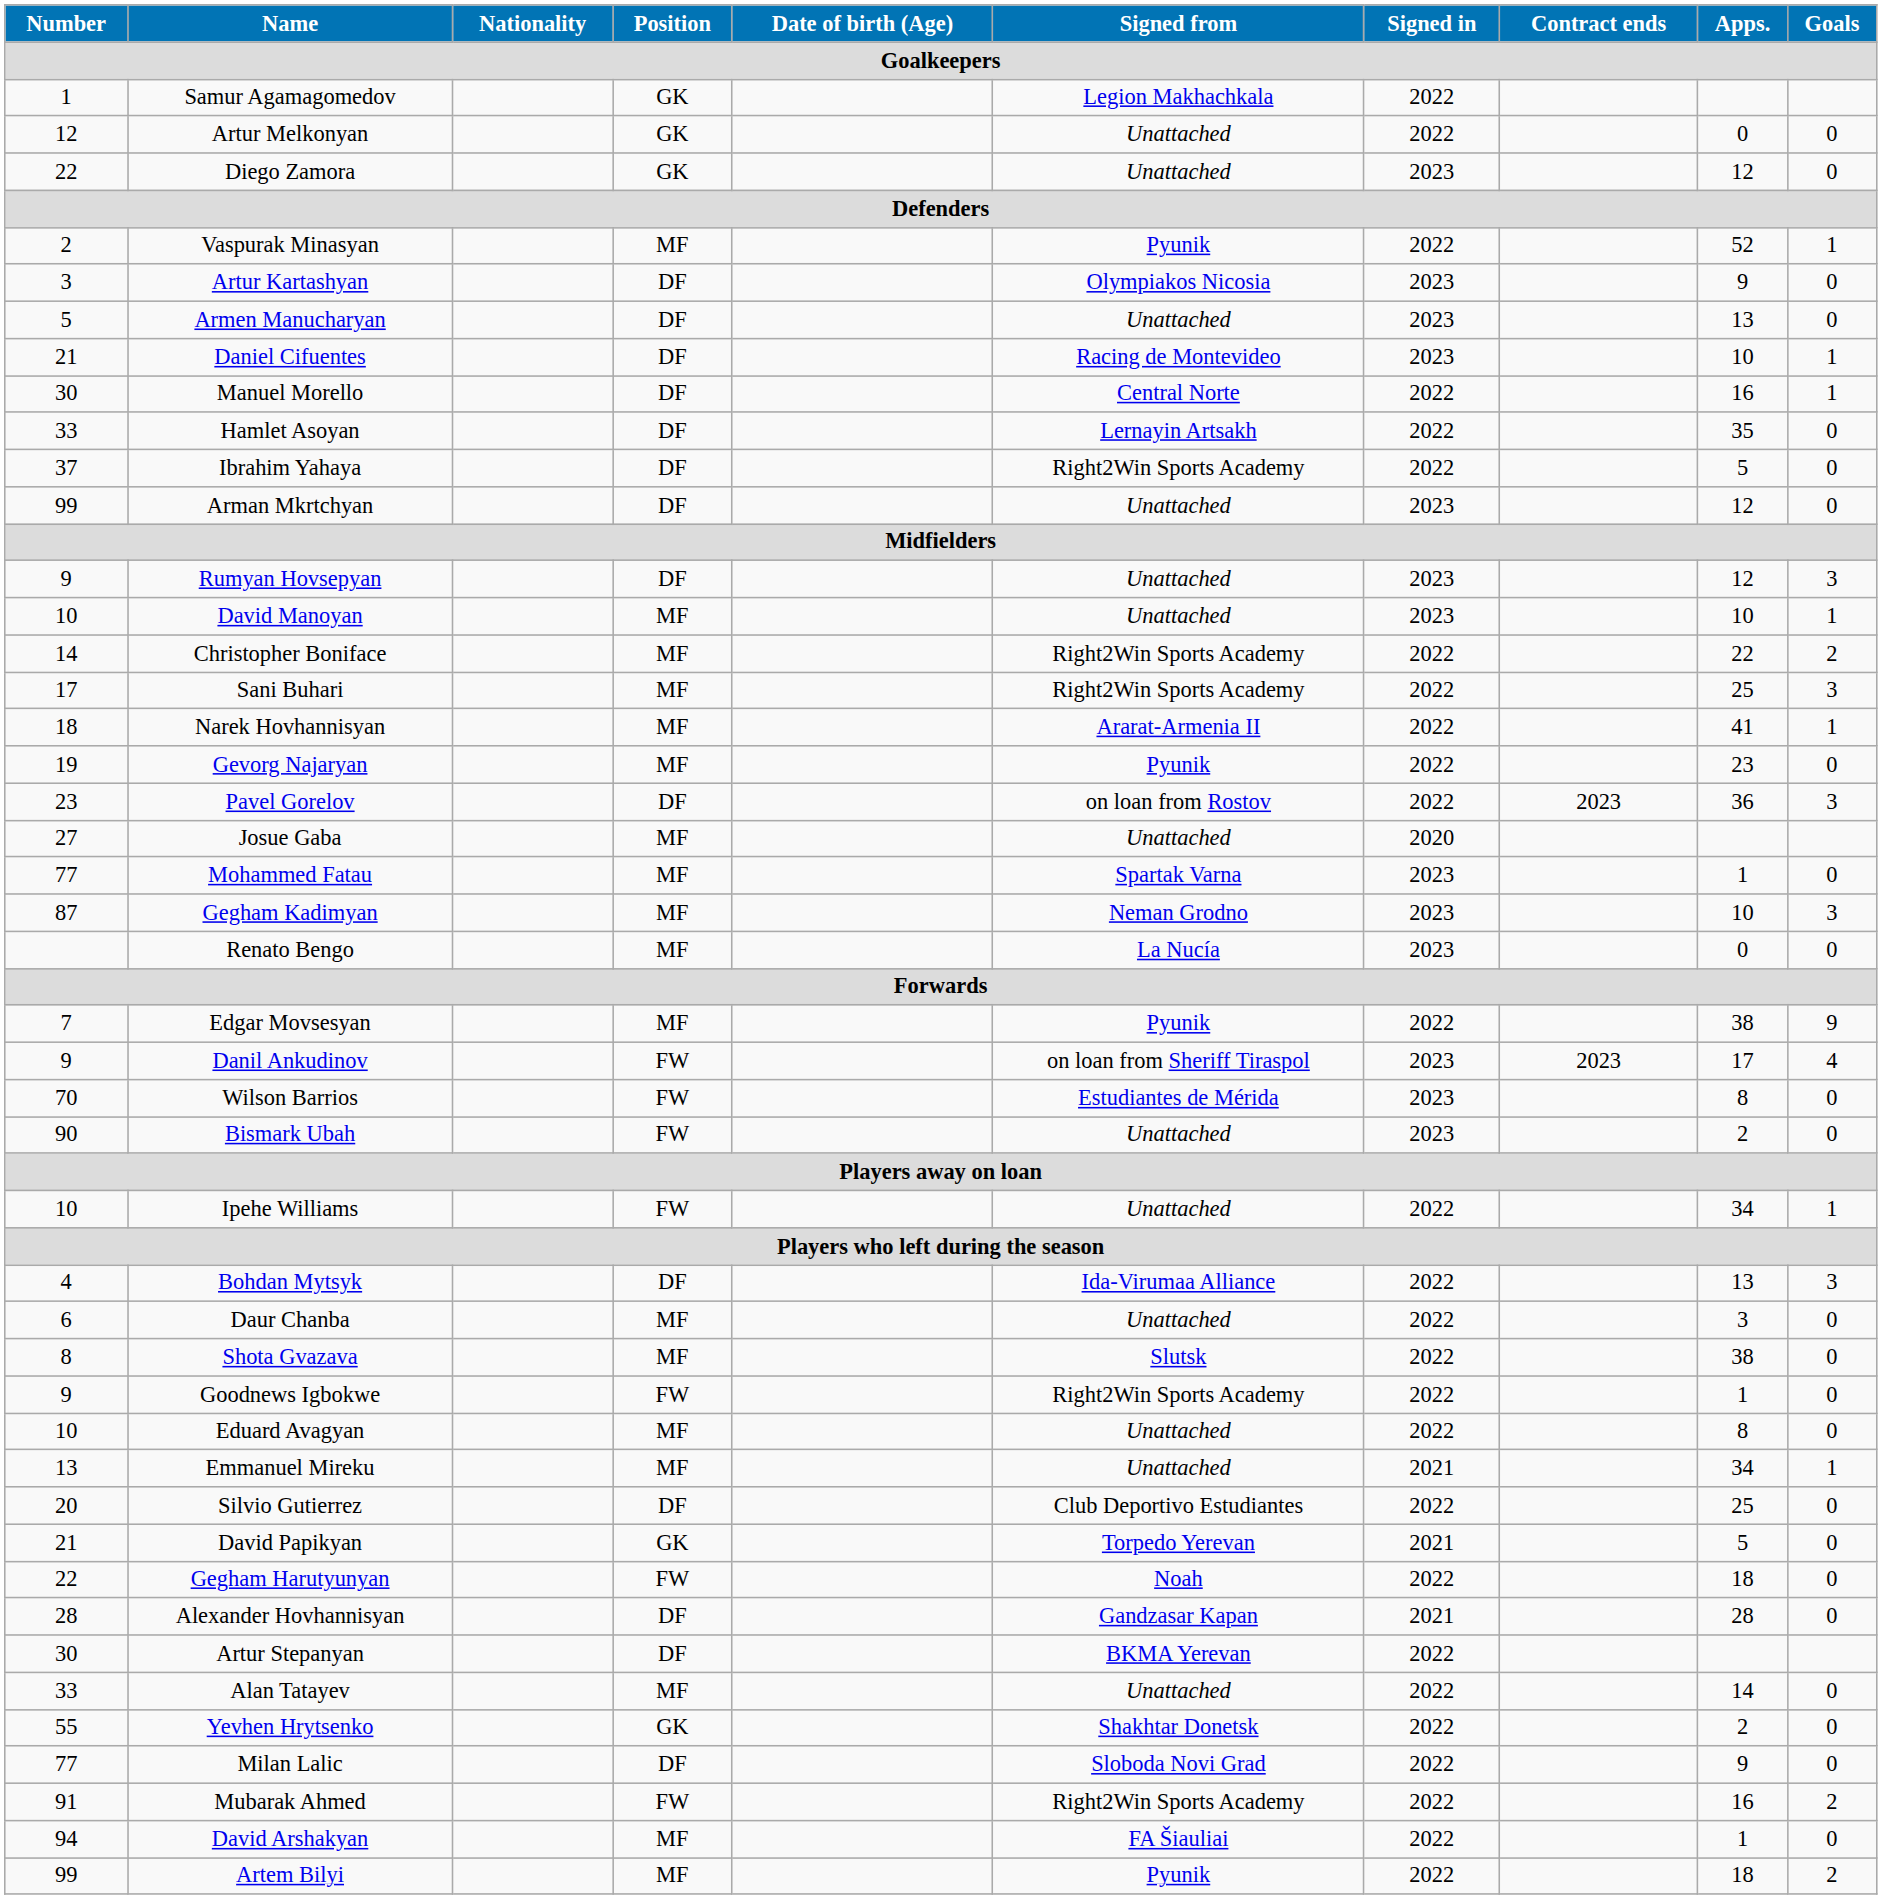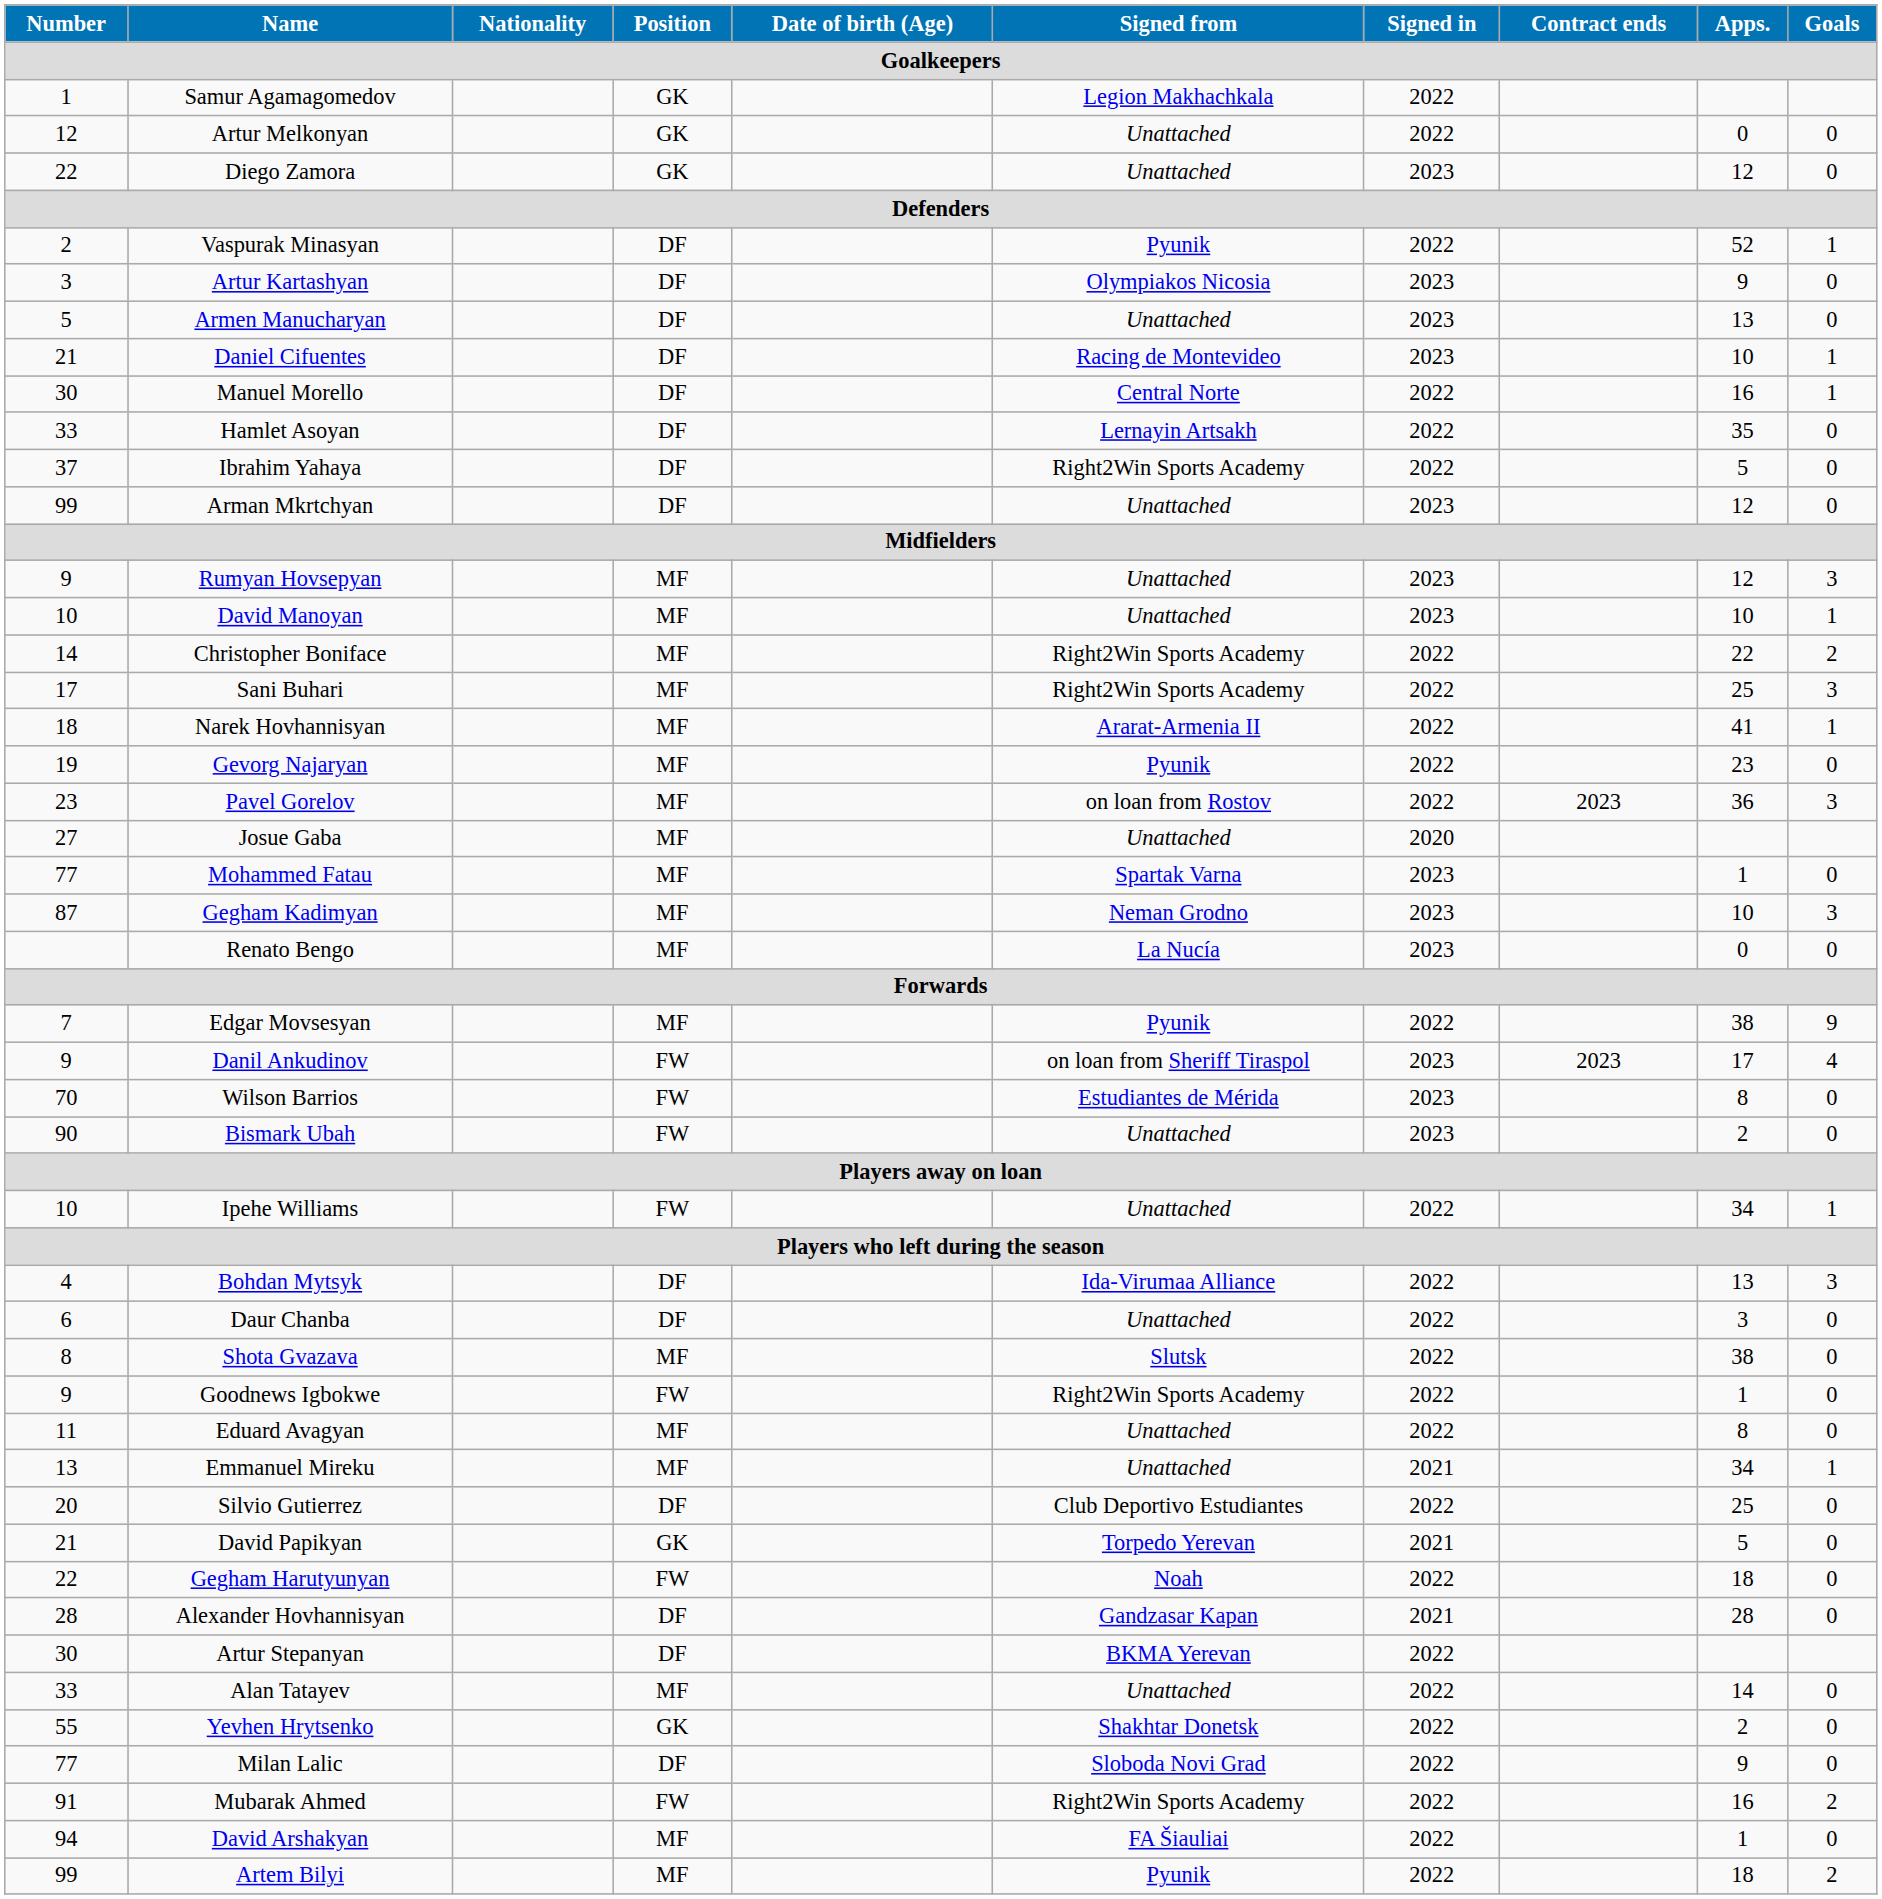(672, 245) MF -> (672, 245) DF
(672, 579) DF -> (672, 579) MF
(672, 801) DF -> (672, 801) MF
(672, 1320) MF -> (672, 1320) DF
(66, 1431) 10 -> (66, 1431) 11
